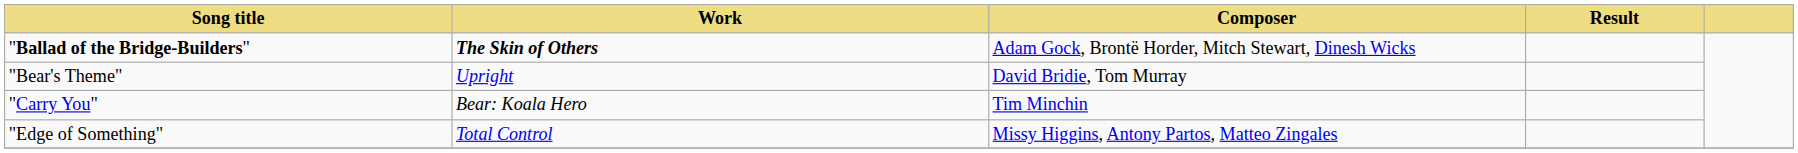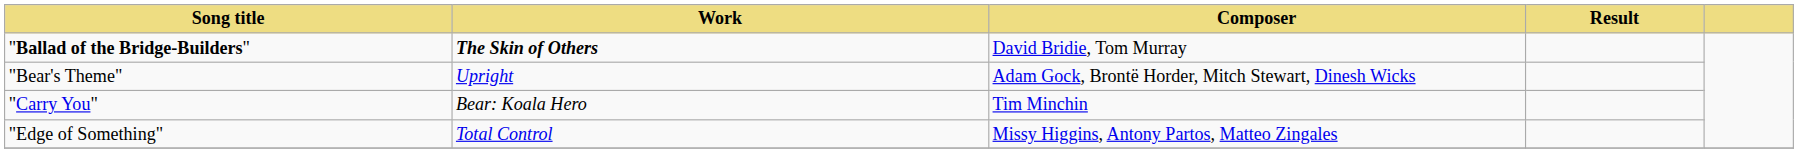(1204, 47) Adam Gock, Brontë Horder, Mitch Stewart, Dinesh Wicks -> (1090, 47) David Bridie, Tom Murray
(1090, 76) David Bridie, Tom Murray -> (1204, 76) Adam Gock, Brontë Horder, Mitch Stewart, Dinesh Wicks
